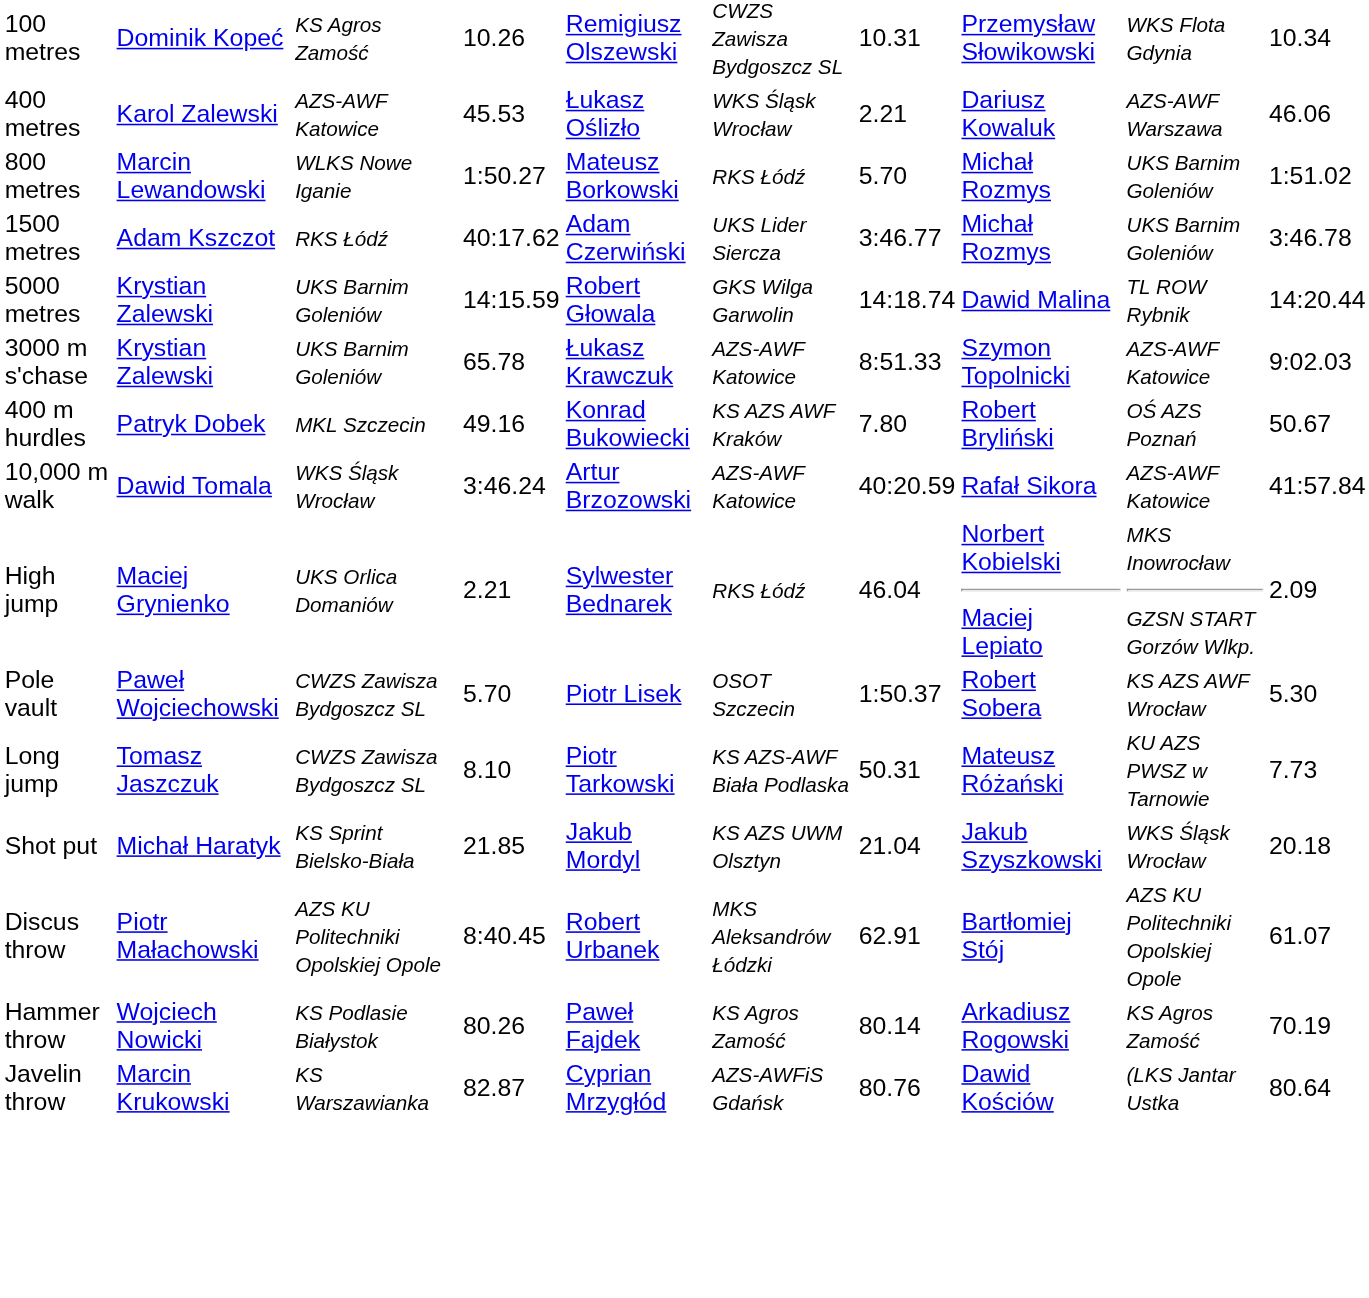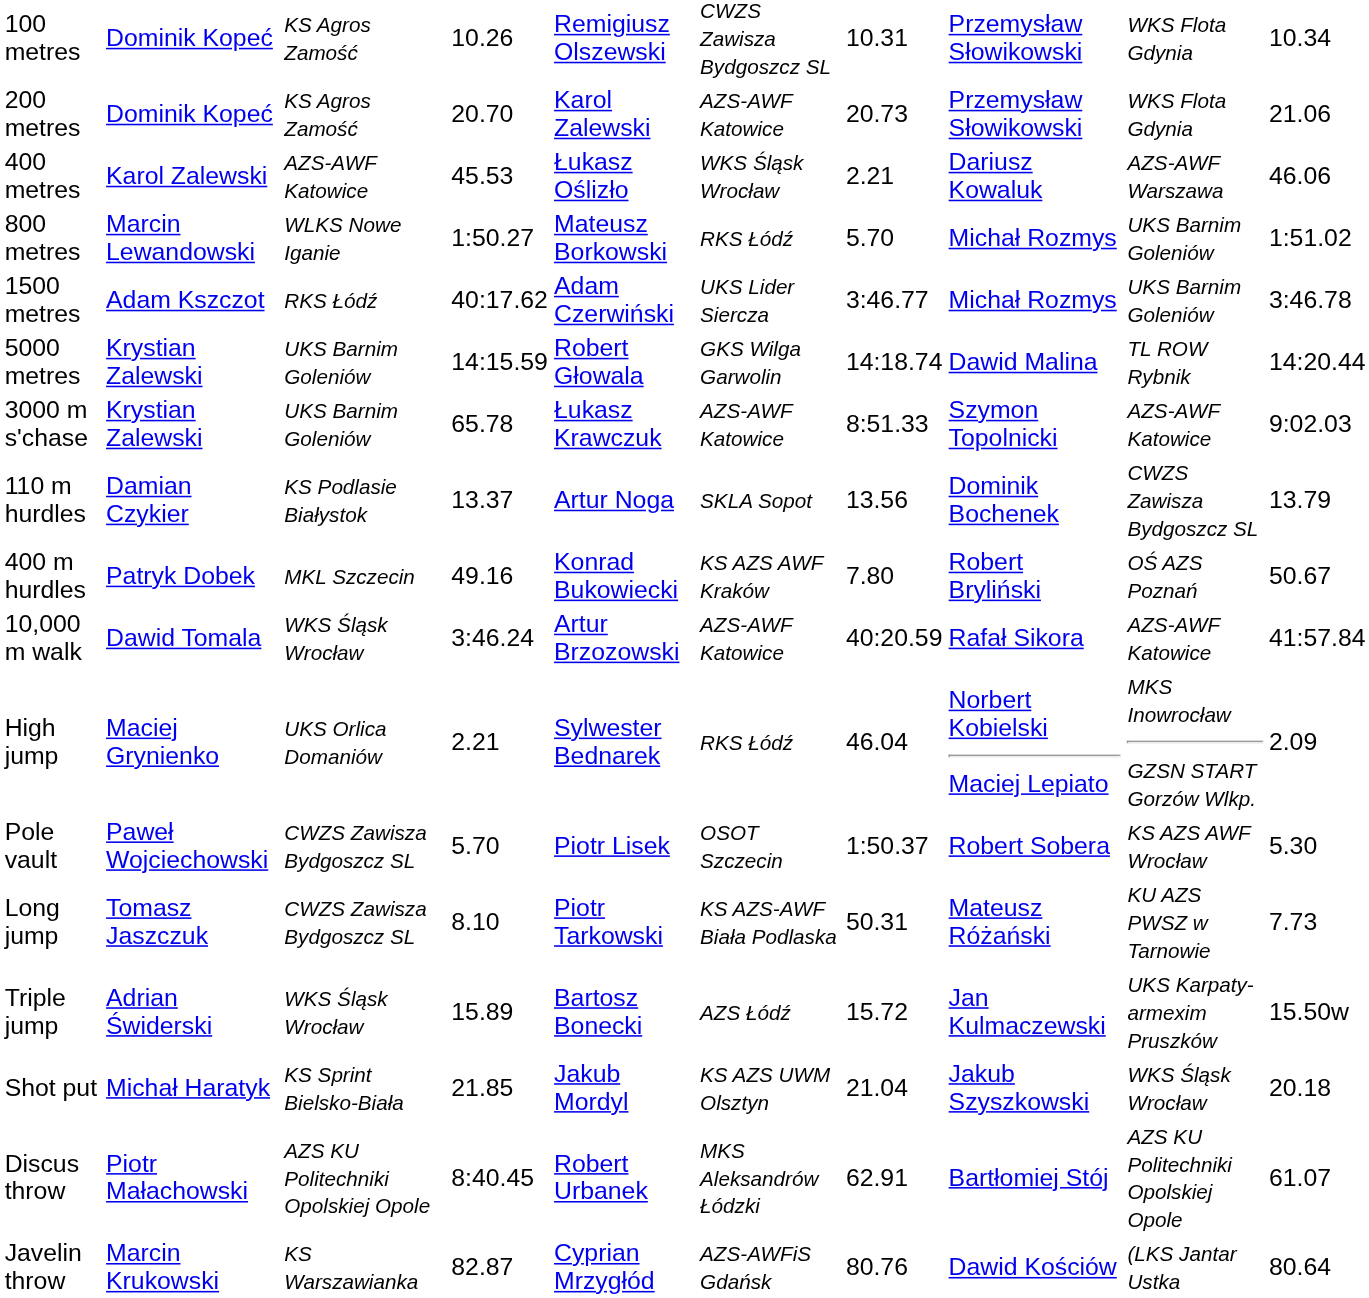+ row: (43, 114)
+ row: (45, 500)
+ row: (35, 1011)
- row: (52, 1025)
